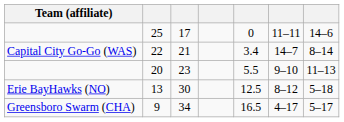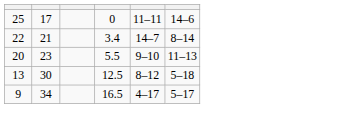- column: (74, 13)
